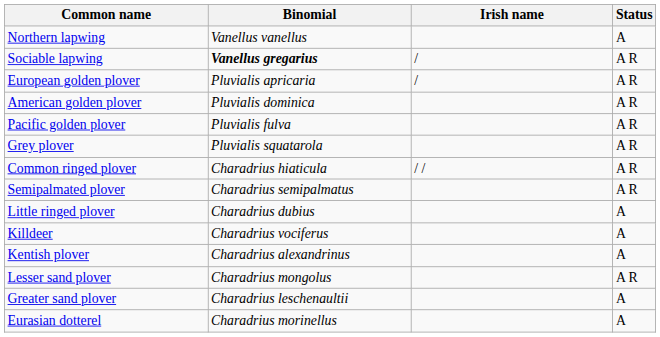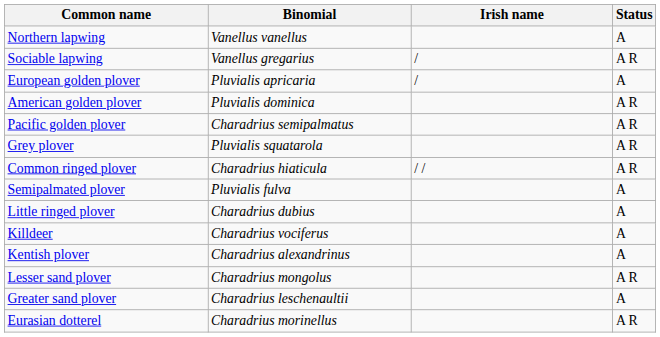(264, 59) bold -> (263, 59) normal
(627, 80) A R -> (621, 80) A
(251, 124) Pluvialis fulva -> (282, 124) Charadrius semipalmatus
(282, 189) Charadrius semipalmatus -> (251, 189) Pluvialis fulva
(627, 189) A R -> (621, 189) A
(621, 320) A -> (627, 320) A R
